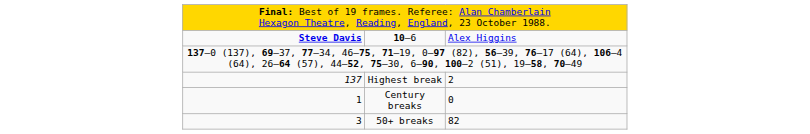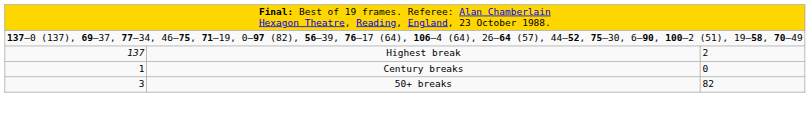- row: (405, 39)
